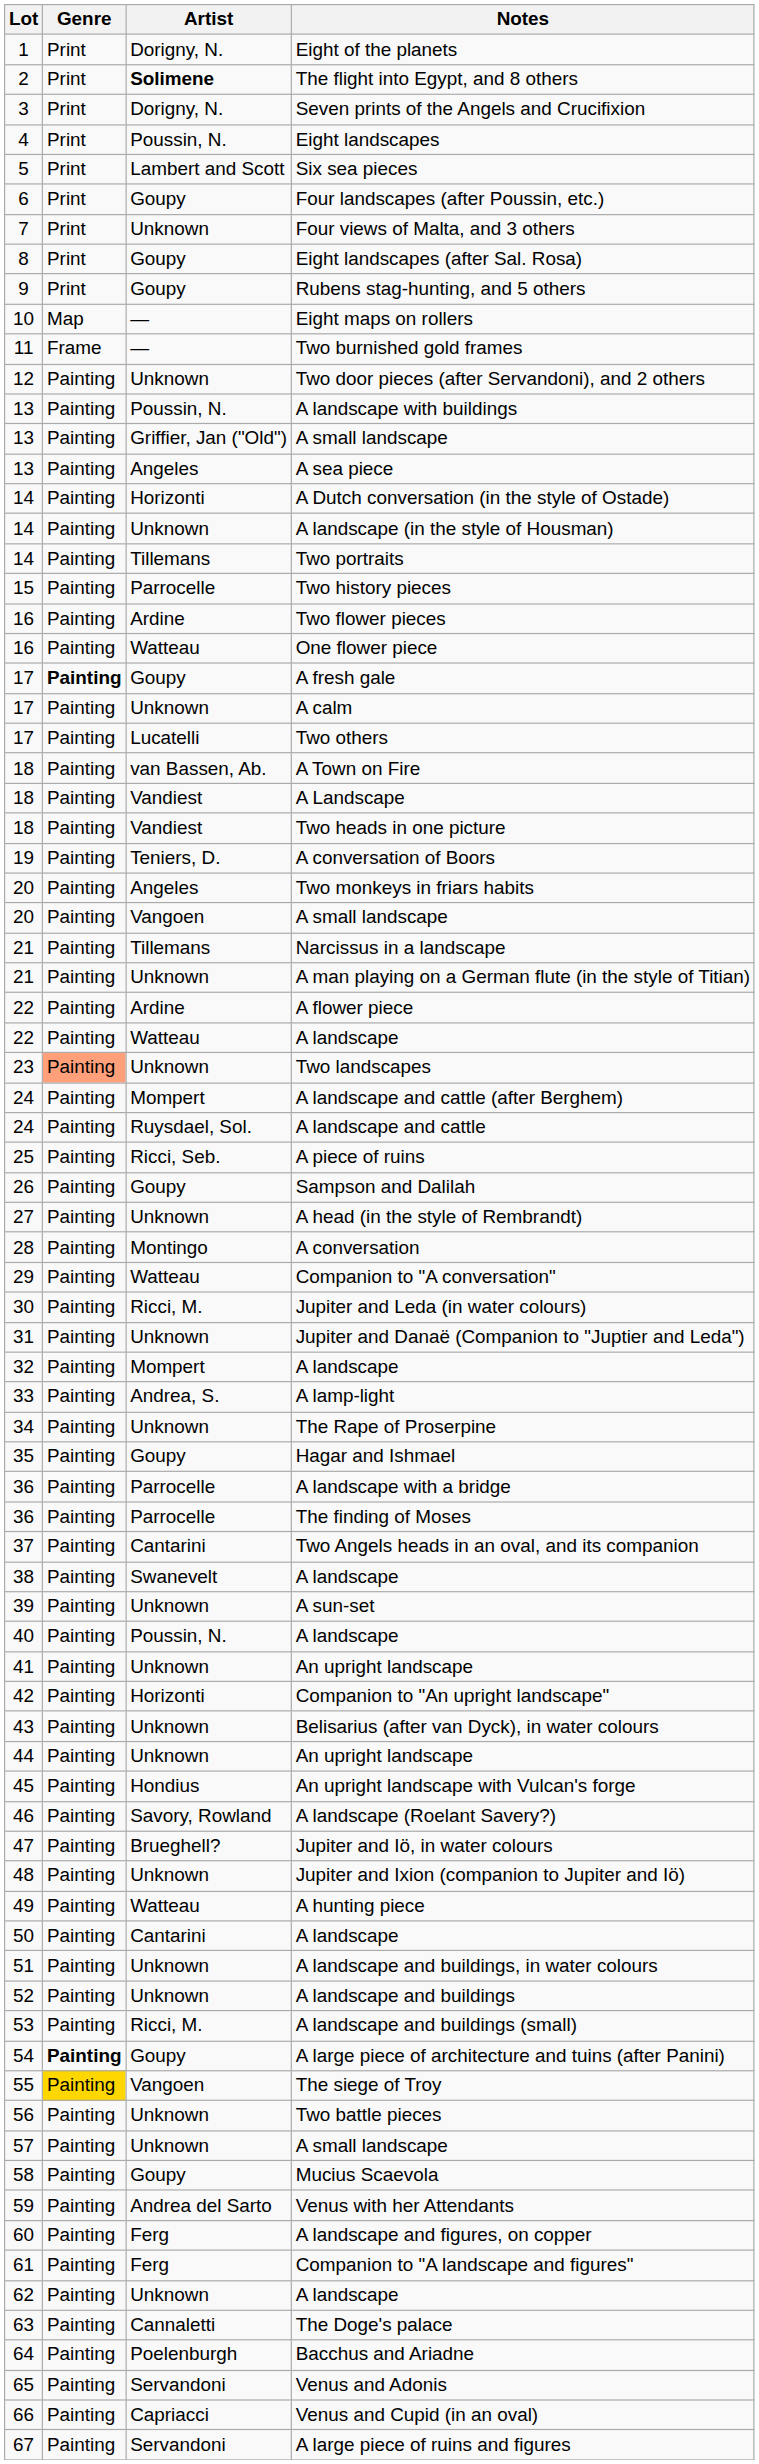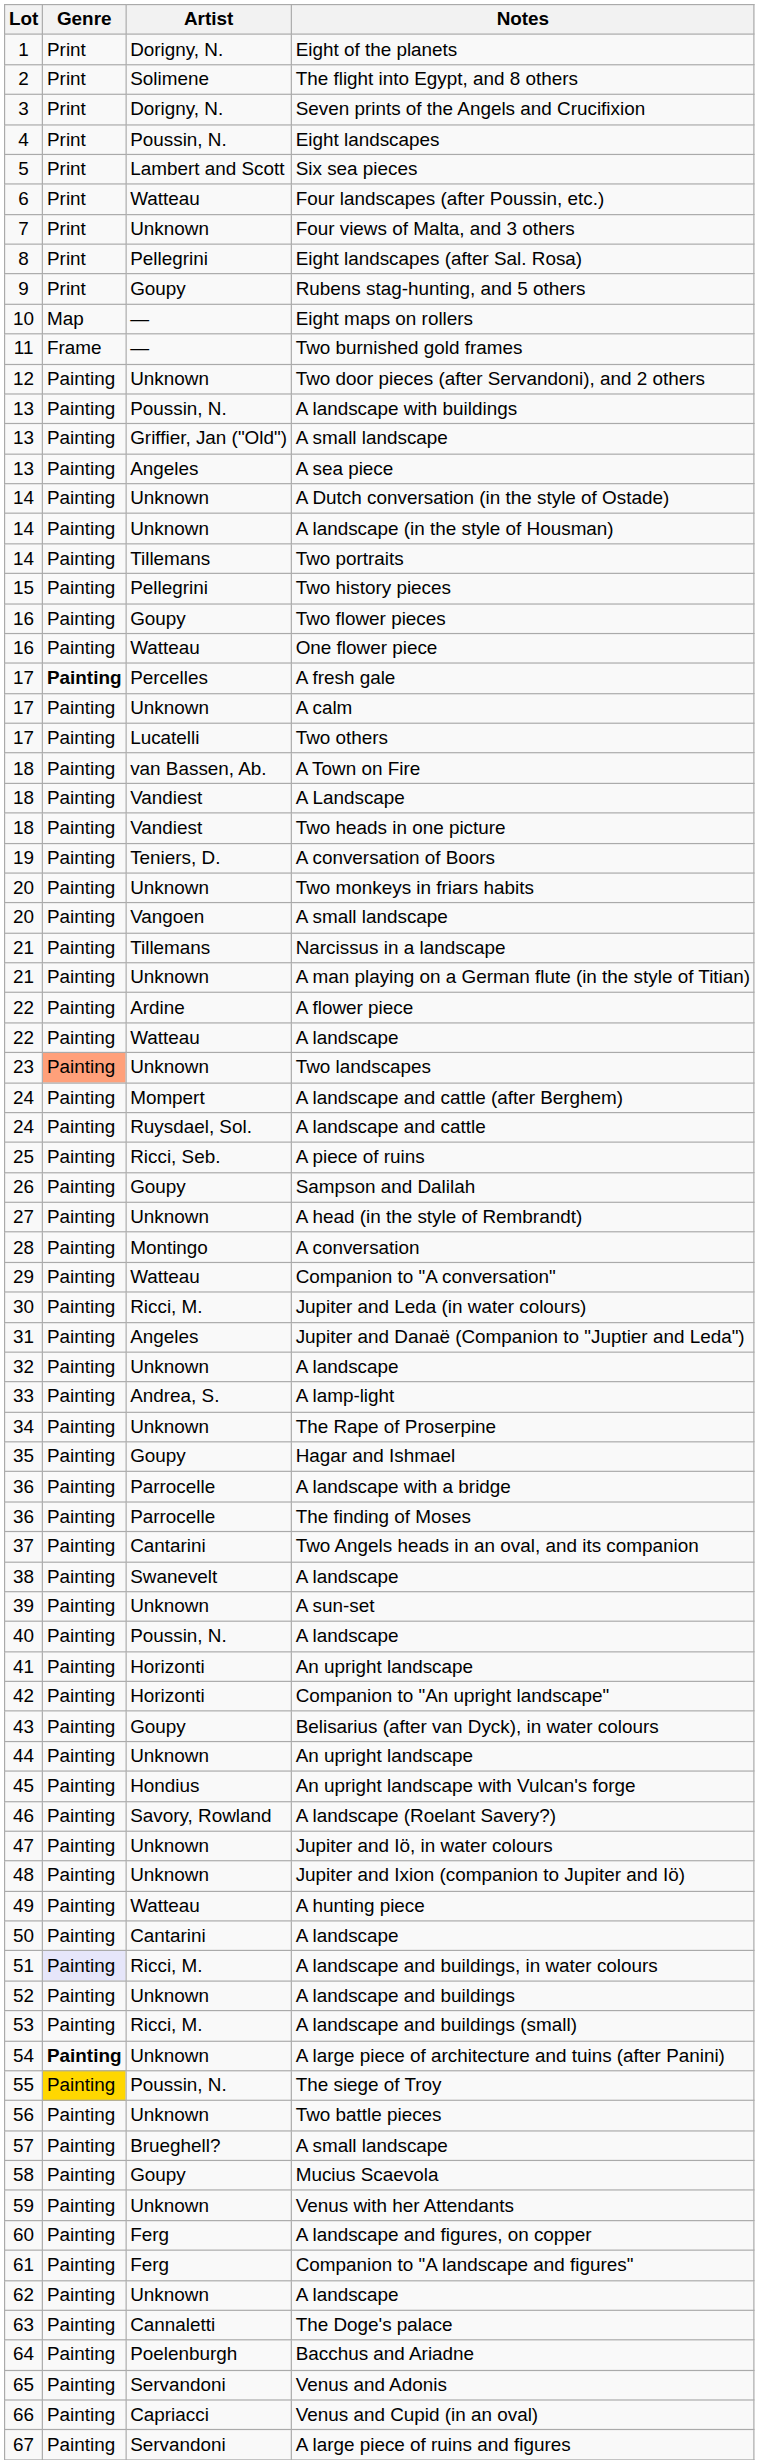(172, 79) bold -> (170, 79) normal
(158, 199) Goupy -> (165, 199) Watteau
(158, 259) Goupy -> (169, 259) Pellegrini
(167, 498) Horizonti -> (170, 498) Unknown
(173, 588) Parrocelle -> (169, 588) Pellegrini
(157, 618) Ardine -> (158, 618) Goupy
(158, 678) Goupy -> (169, 678) Percelles
(164, 887) Angeles -> (170, 887) Unknown
(170, 1336) Unknown -> (164, 1336) Angeles
(167, 1366) Mompert -> (170, 1366) Unknown
(170, 1666) Unknown -> (167, 1666) Horizonti
(170, 1726) Unknown -> (158, 1726) Goupy
(175, 1845) Brueghell? -> (170, 1845) Unknown
(81, 1965) no background -> (81, 1965) lavender background
(170, 1965) Unknown -> (166, 1965) Ricci, M.
(158, 2055) Goupy -> (170, 2055) Unknown
(167, 2085) Vangoen -> (178, 2085) Poussin, N.
(170, 2145) Unknown -> (175, 2145) Brueghell?
(201, 2205) Andrea del Sarto -> (170, 2205) Unknown
